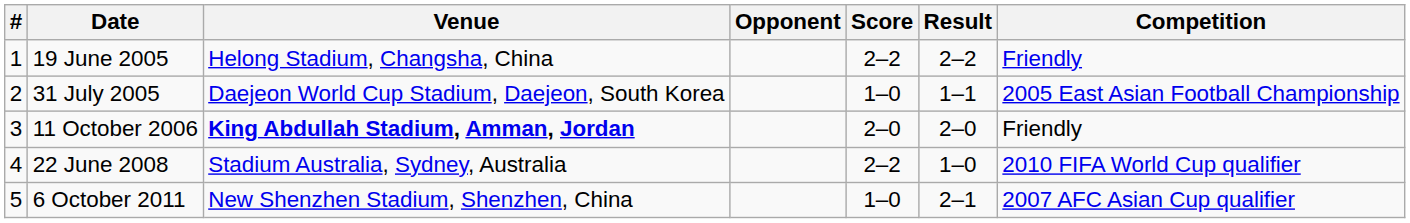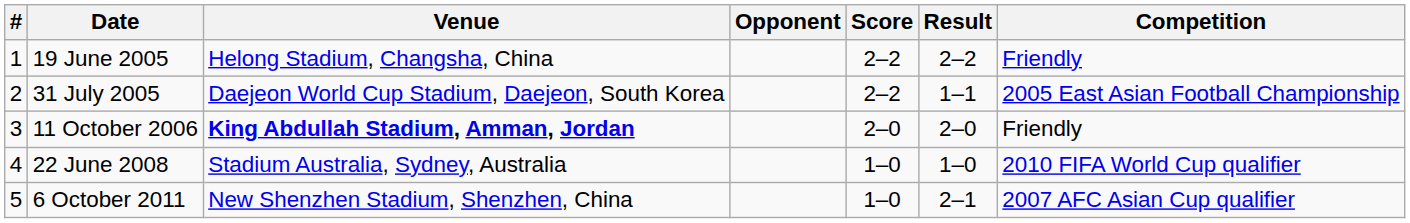(882, 93) 1–0 -> (882, 93) 2–2
(882, 164) 2–2 -> (882, 164) 1–0
